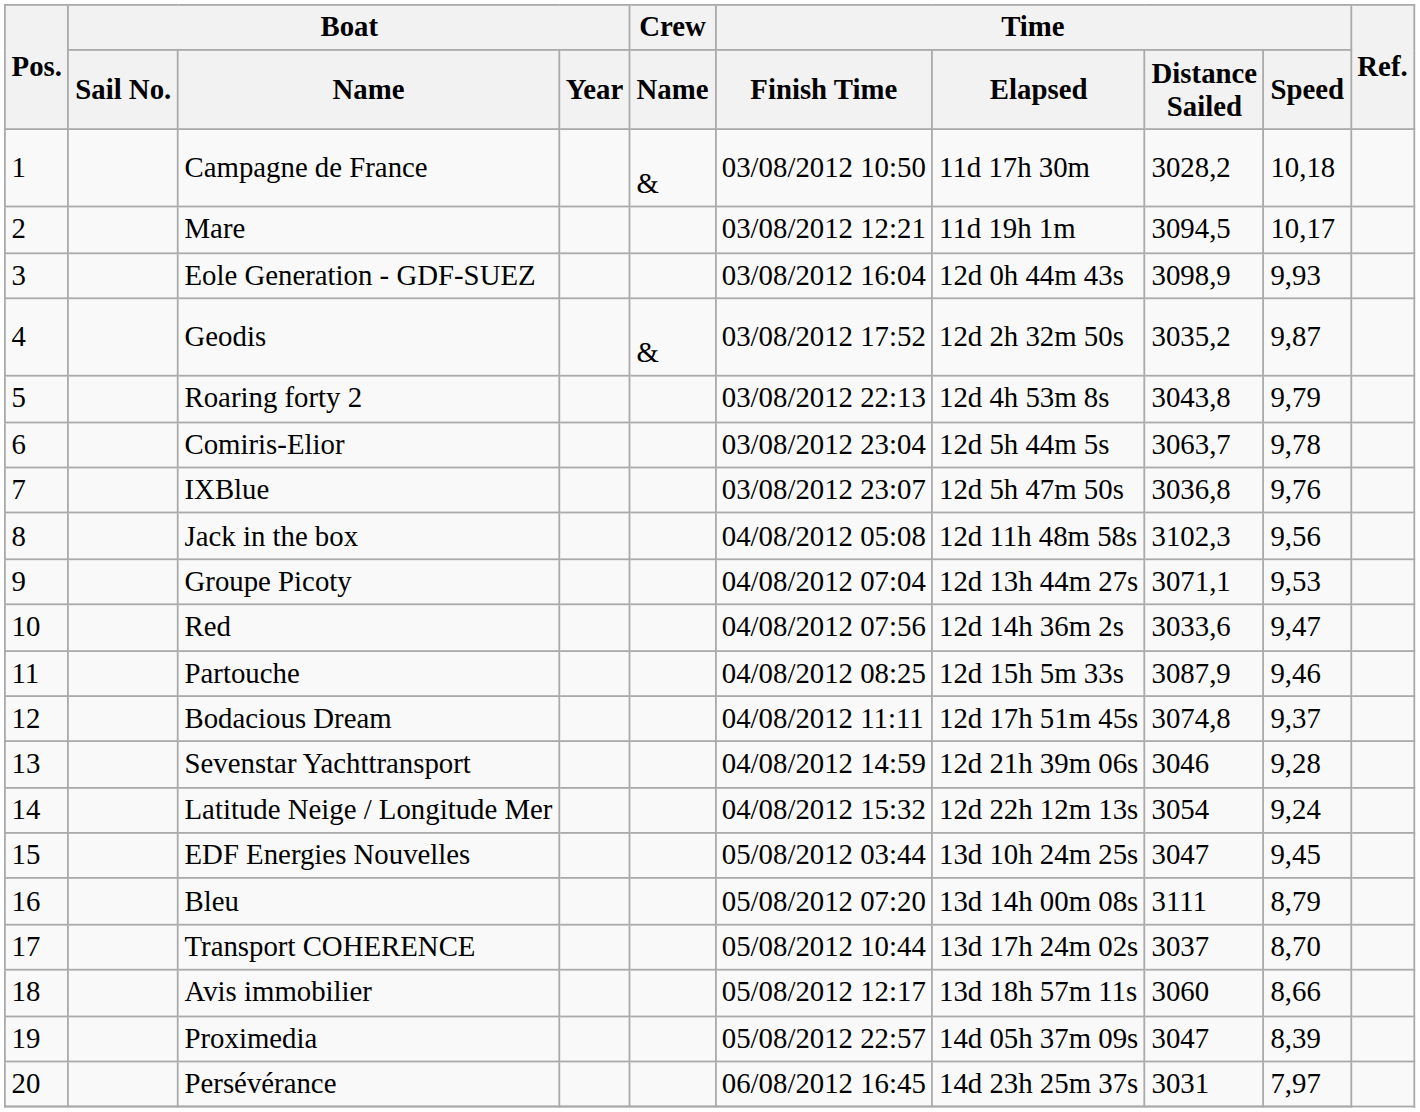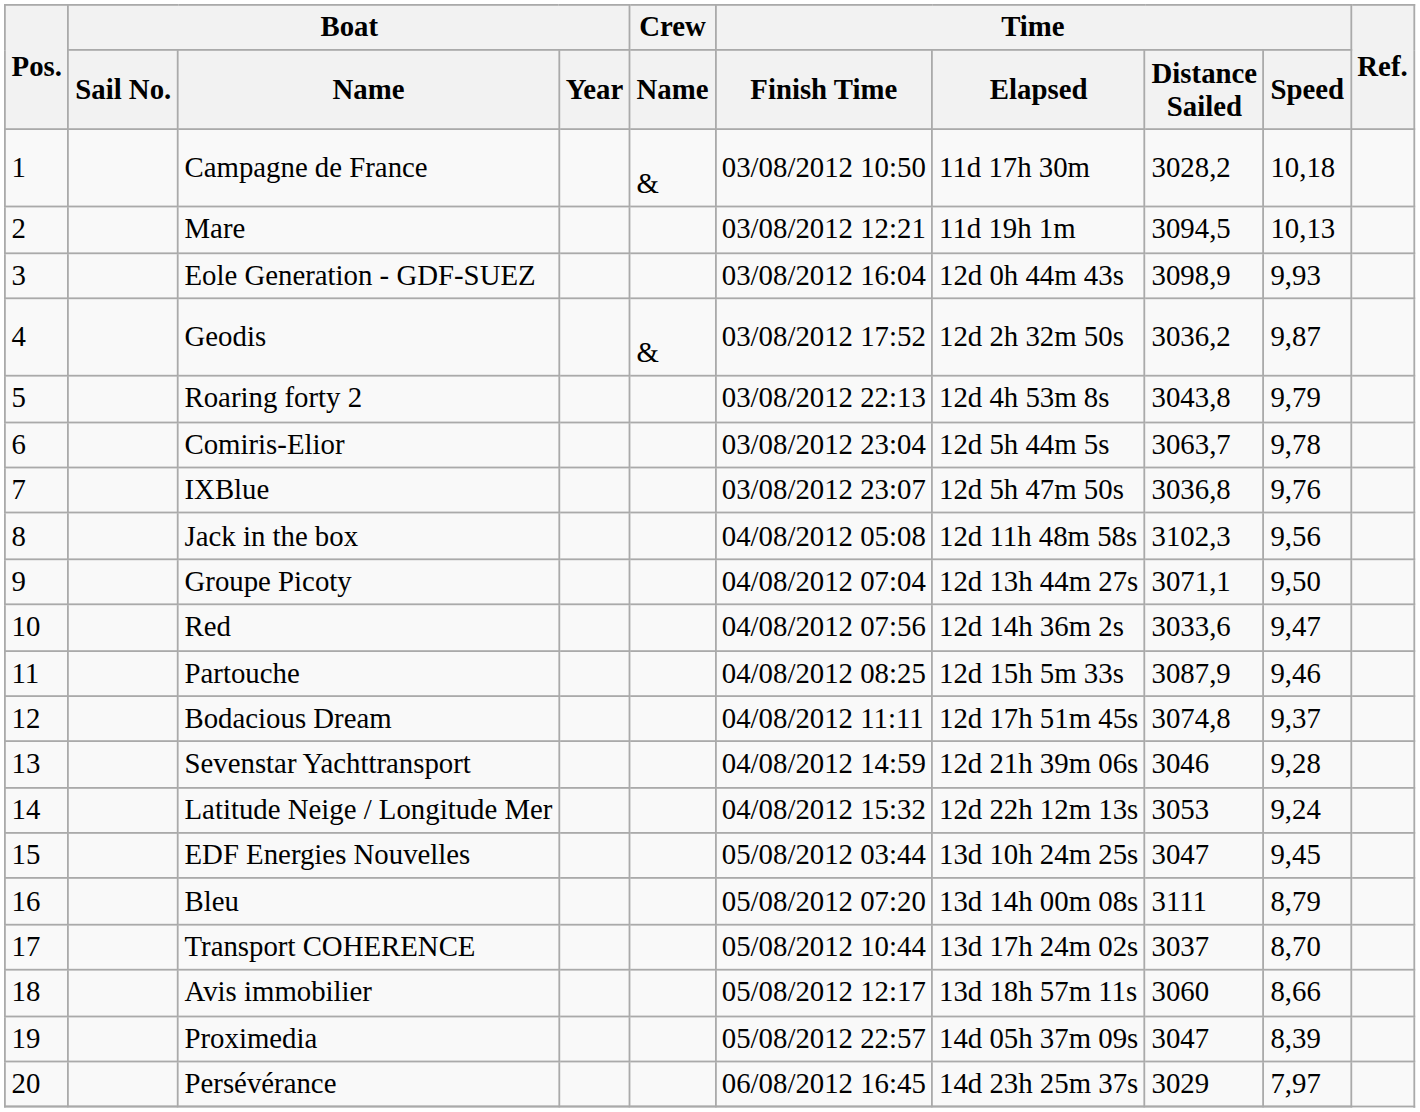(1303, 229) 10,17 -> (1303, 229) 10,13
(1191, 336) 3035,2 -> (1191, 336) 3036,2
(1296, 581) 9,53 -> (1296, 581) 9,50
(1180, 809) 3054 -> (1180, 809) 3053
(1180, 1083) 3031 -> (1180, 1083) 3029
